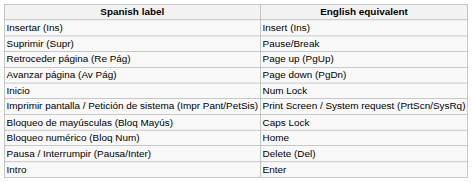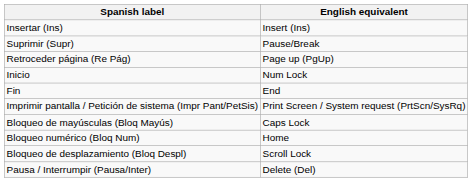- row: (62, 75)
+ row: (13, 91)
+ row: (96, 153)
- row: (17, 169)
